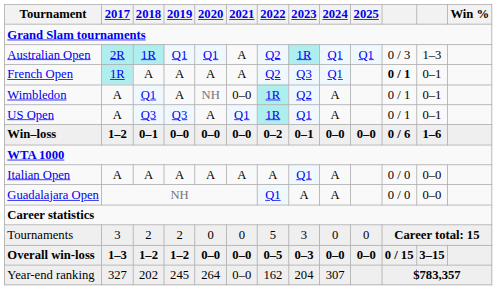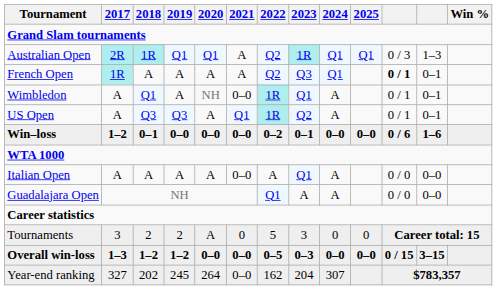(304, 94) Q2 -> (304, 94) Q1
(304, 114) Q1 -> (304, 114) Q2
(242, 174) A -> (242, 174) 0–0
(211, 235) 0 -> (211, 235) A
